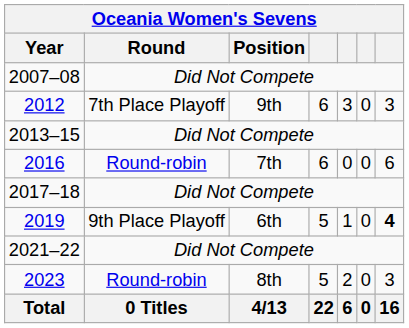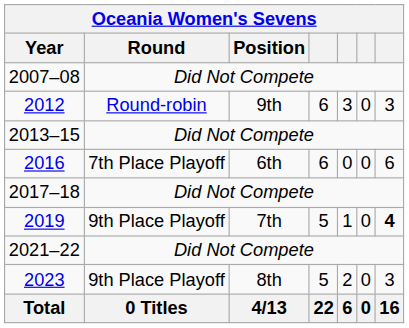(156, 105) 7th Place Playoff -> (156, 105) Round-robin
(156, 163) Round-robin -> (156, 163) 7th Place Playoff
(269, 163) 7th -> (269, 163) 6th
(269, 221) 6th -> (269, 221) 7th
(156, 279) Round-robin -> (156, 279) 9th Place Playoff
